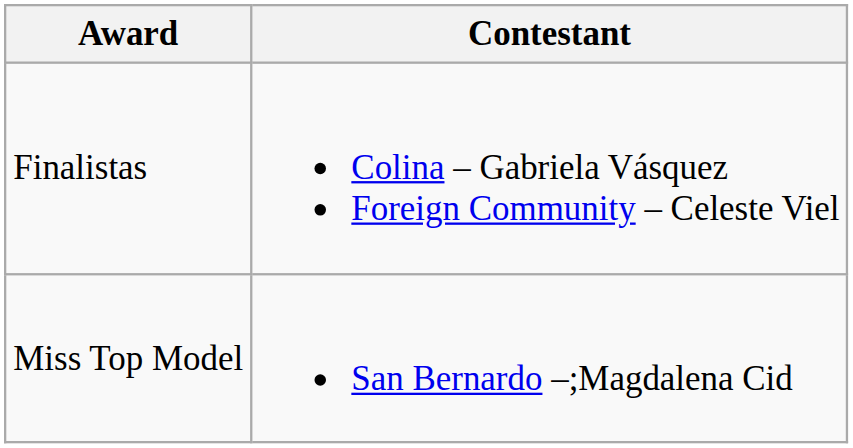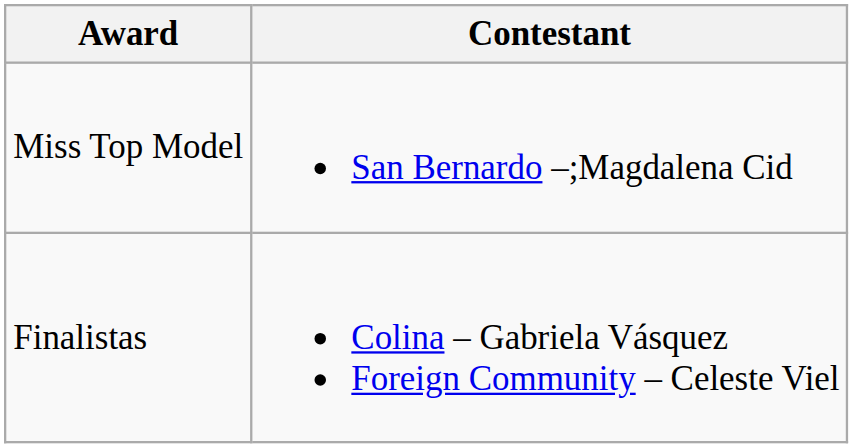rows swapped: (128, 357) <-> (80, 167)
